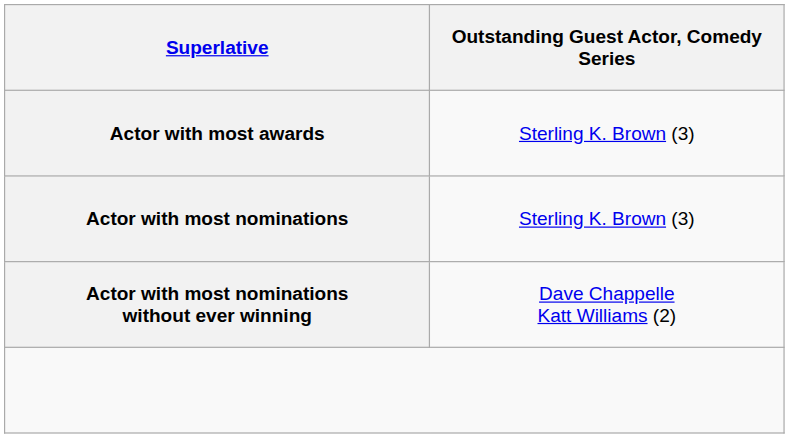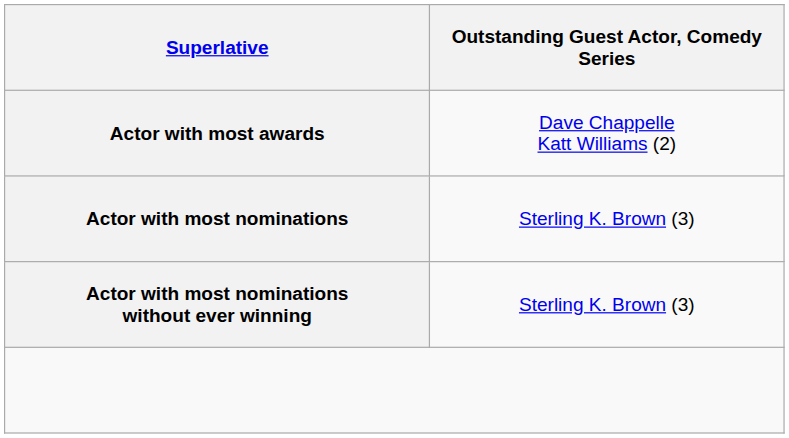(607, 133) Sterling K. Brown (3) -> (607, 133) Dave Chappelle Katt Williams (2)
(607, 304) Dave Chappelle Katt Williams (2) -> (607, 304) Sterling K. Brown (3)
